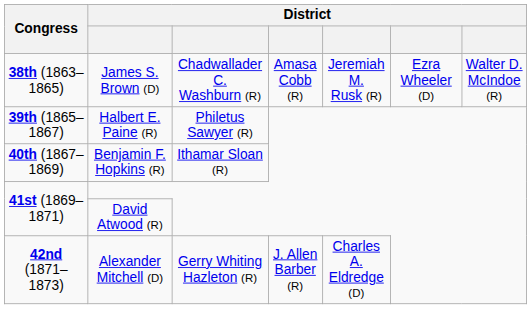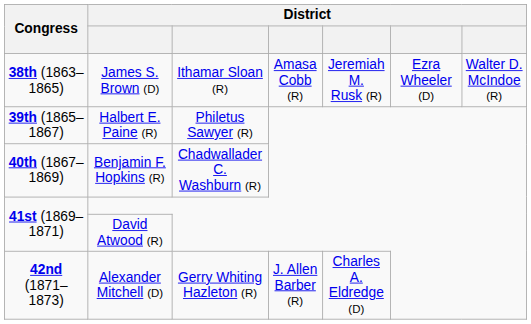(220, 80) Chadwallader C. Washburn (R) -> (220, 80) Ithamar Sloan (R)
(220, 162) Ithamar Sloan (R) -> (220, 170) Chadwallader C. Washburn (R)
